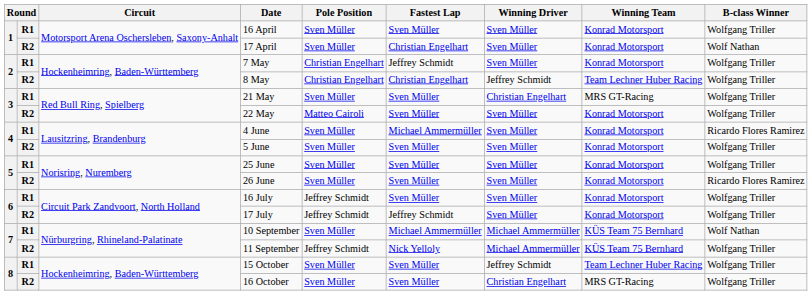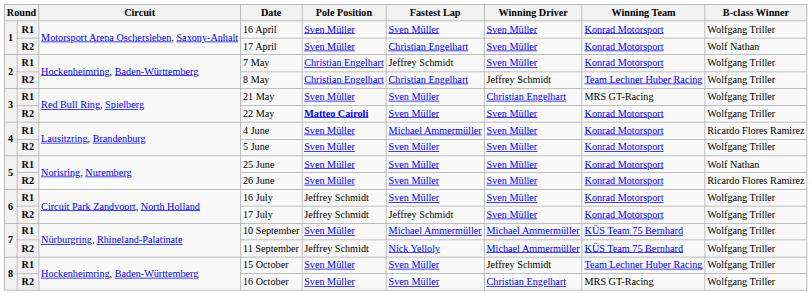(334, 113) normal -> (336, 113) bold
(741, 163) Wolfgang Triller -> (733, 163) Wolf Nathan
(733, 231) Wolf Nathan -> (741, 231) Wolfgang Triller
